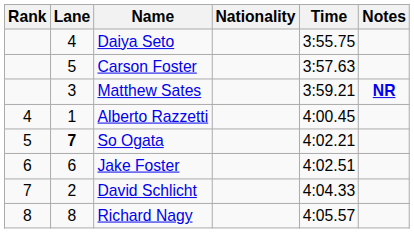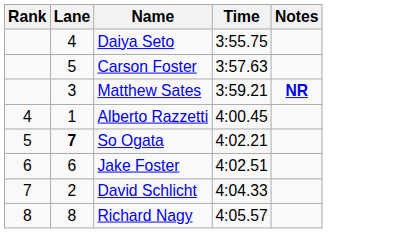- column: (255, 16)
